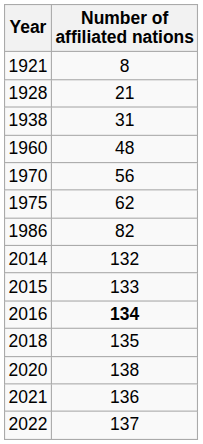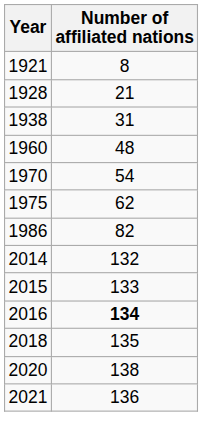(125, 176) 56 -> (125, 176) 54
- row: (28, 425)
